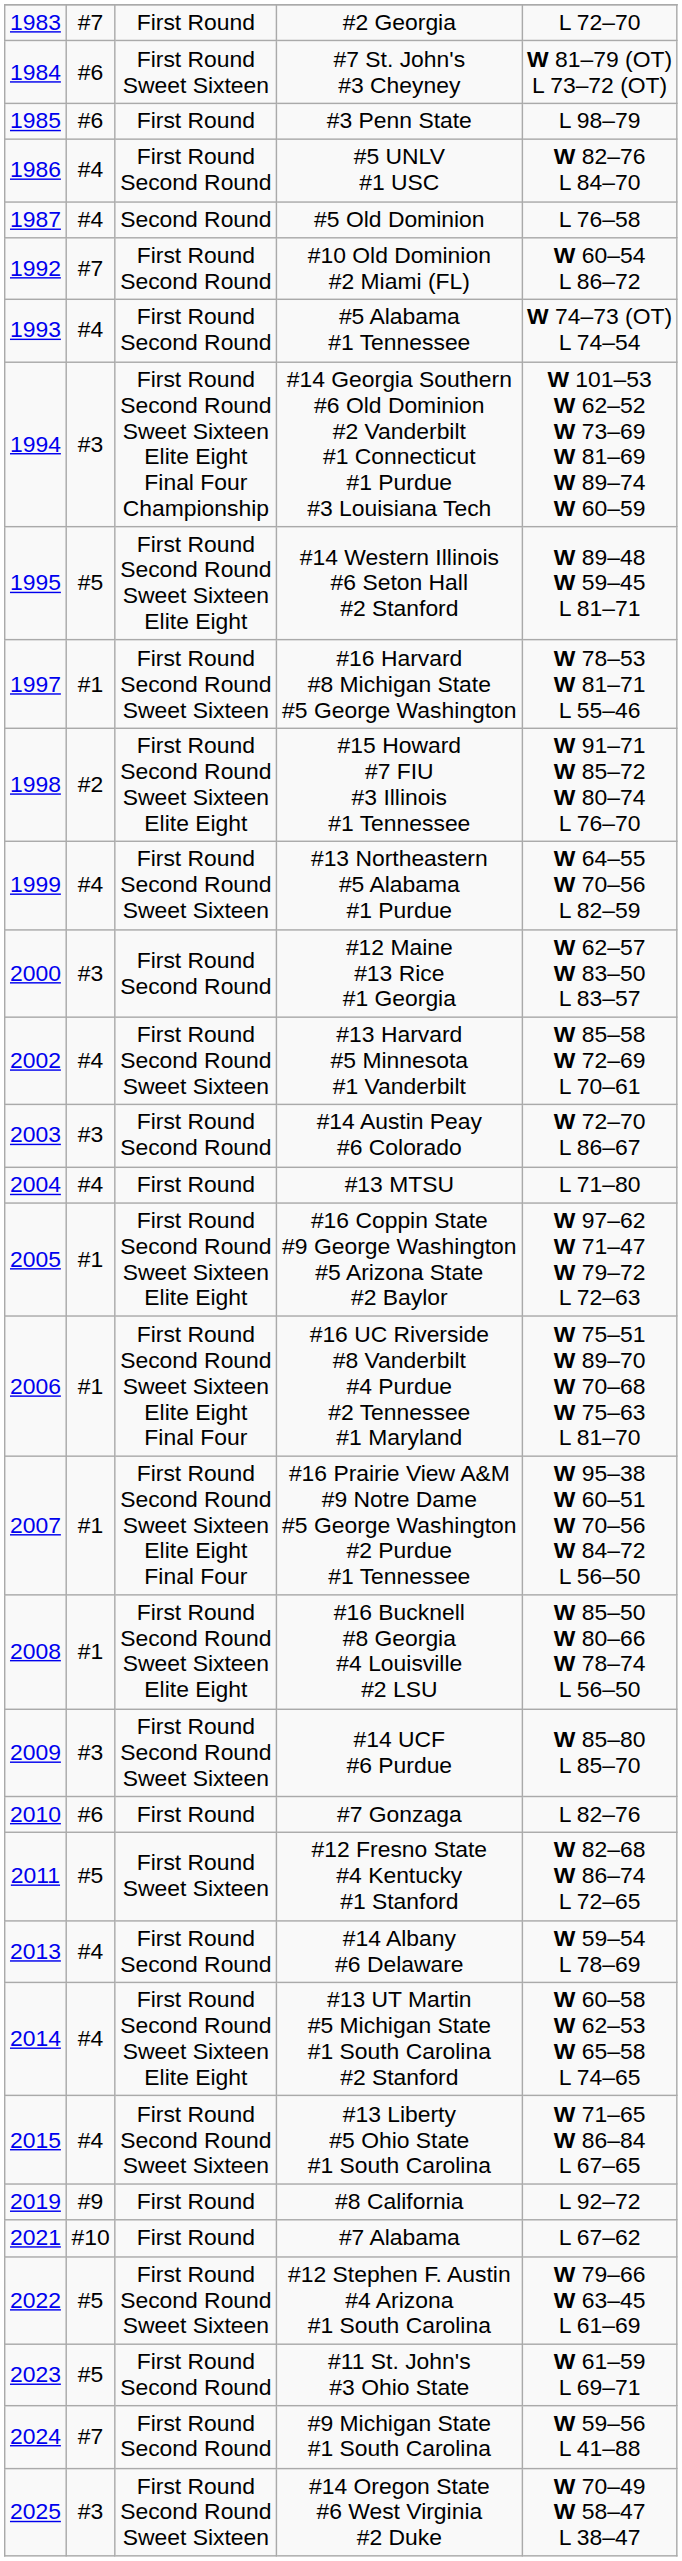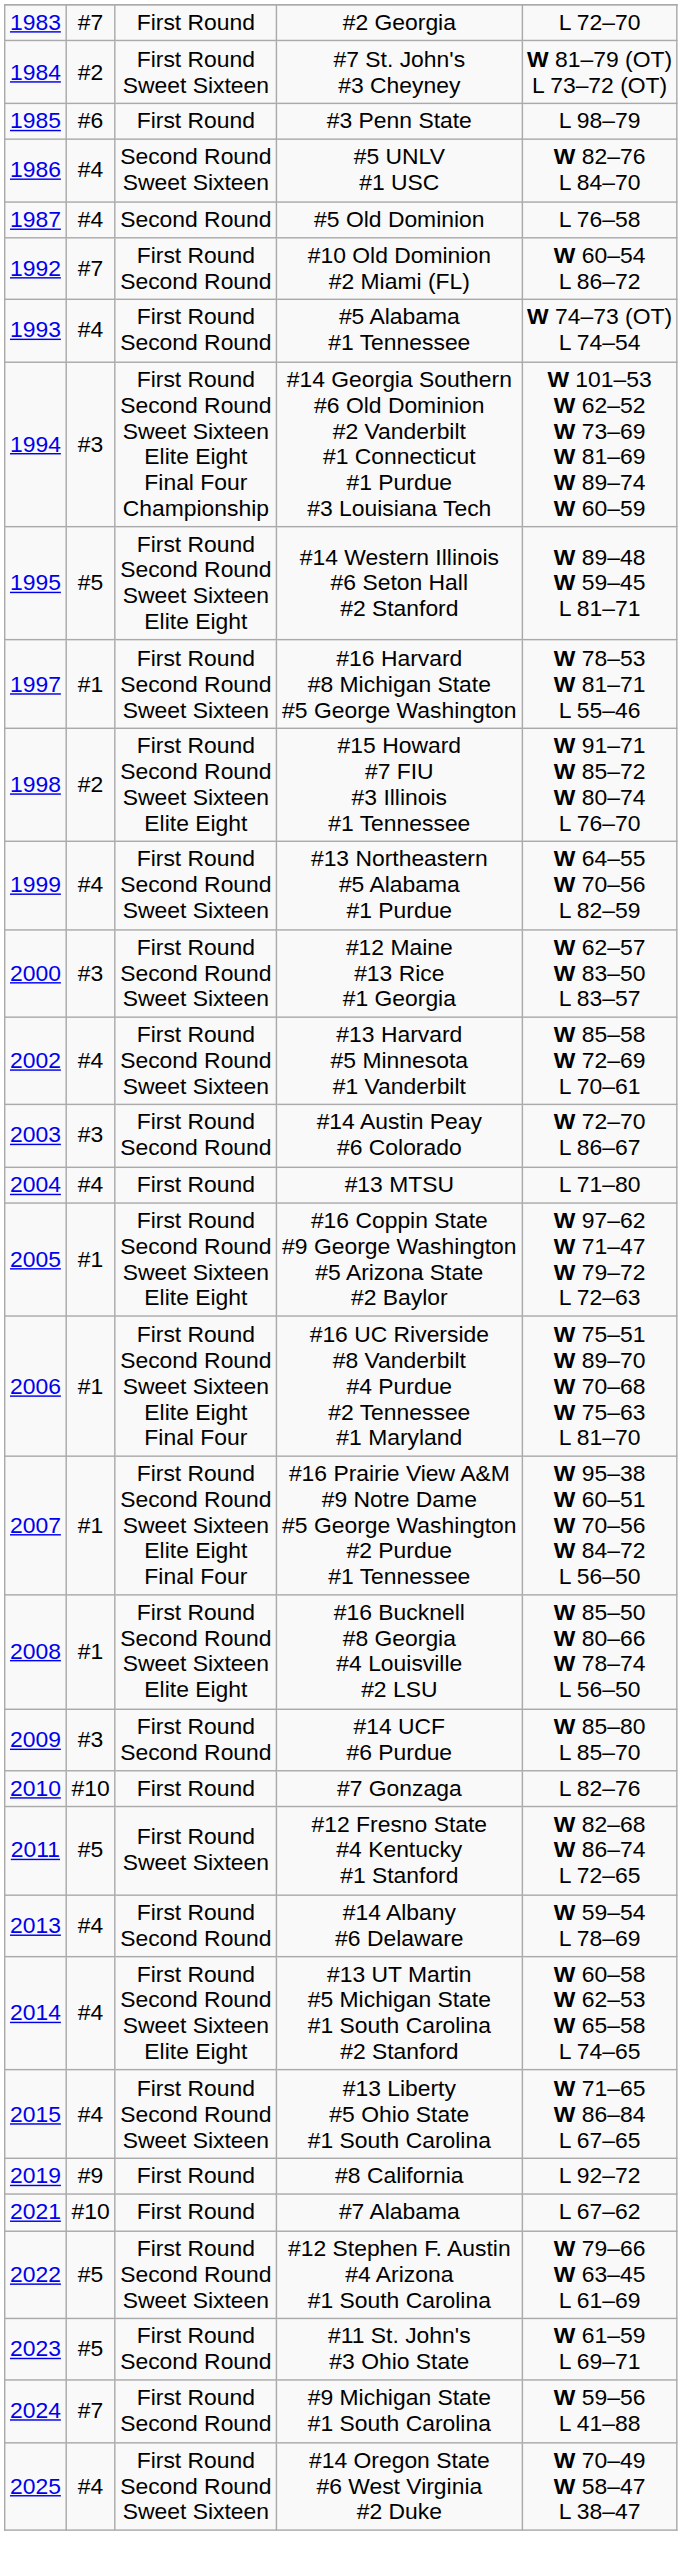(91, 71) #6 -> (91, 71) #2
(196, 170) First Round Second Round -> (196, 170) Second Round Sweet Sixteen
(196, 972) First Round Second Round -> (196, 972) First Round Second Round Sweet Sixteen
(196, 1752) First Round Second Round Sweet Sixteen -> (196, 1739) First Round Second Round
(91, 1814) #6 -> (91, 1788) #10
(91, 2511) #3 -> (91, 2485) #4
